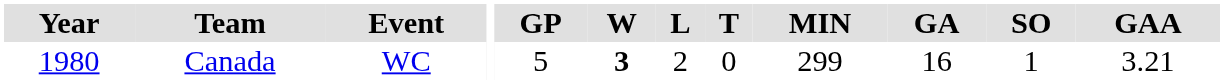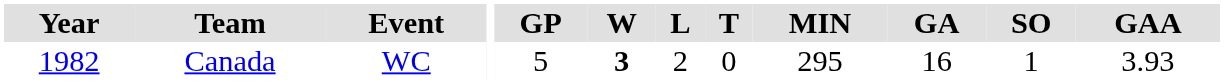(69, 60) 1980 -> (69, 60) 1982
(820, 60) 299 -> (820, 60) 295
(1148, 60) 3.21 -> (1148, 60) 3.93
